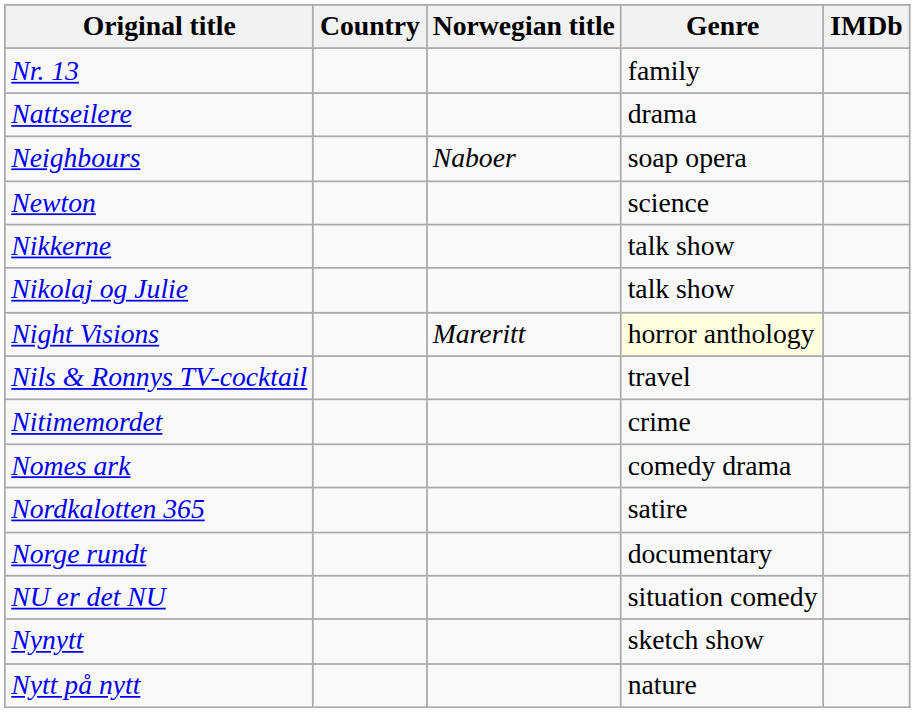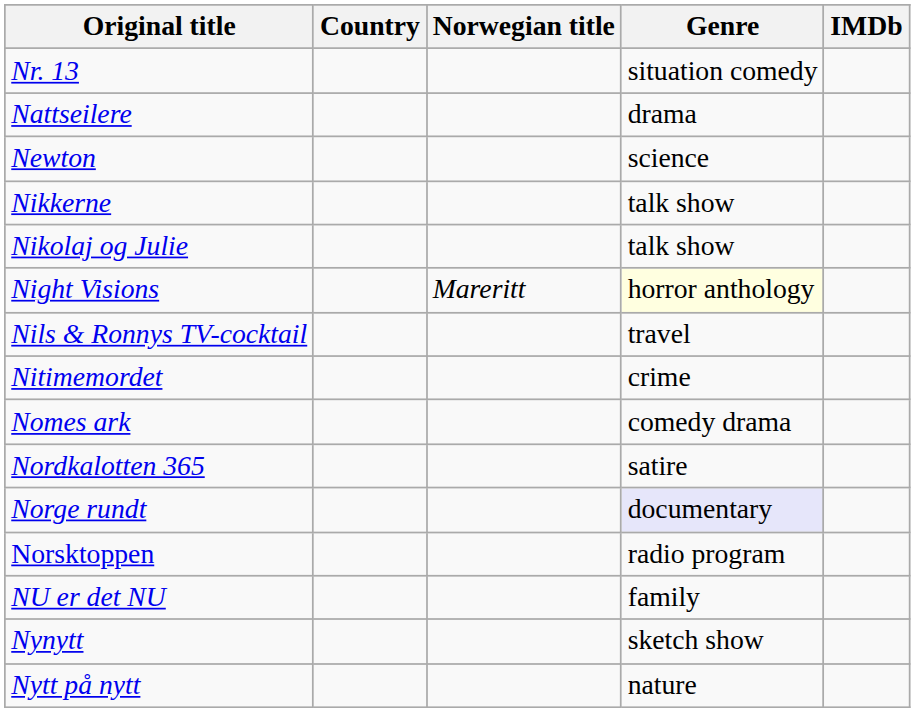(664, 70) family -> (723, 70) situation comedy
- row: (76, 158)
(700, 553) no background -> (700, 509) lavender background
+ row: (83, 553)
(723, 597) situation comedy -> (664, 597) family
